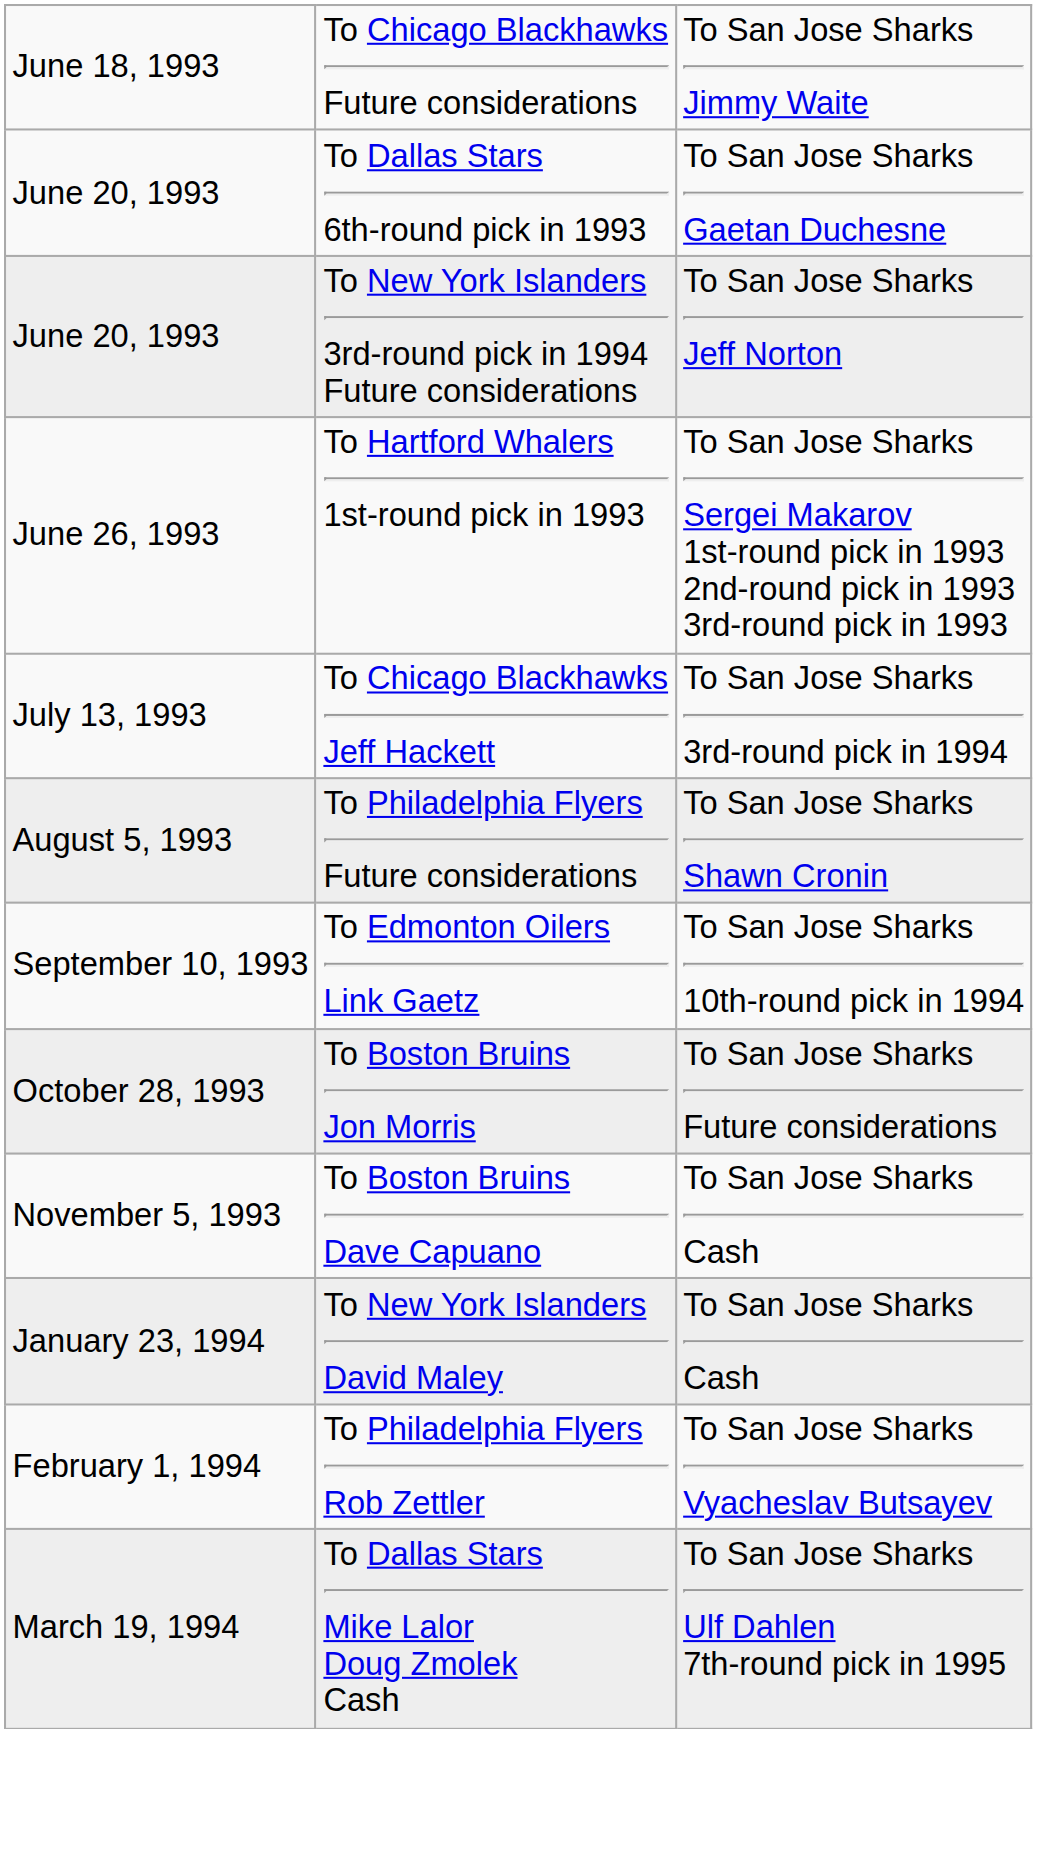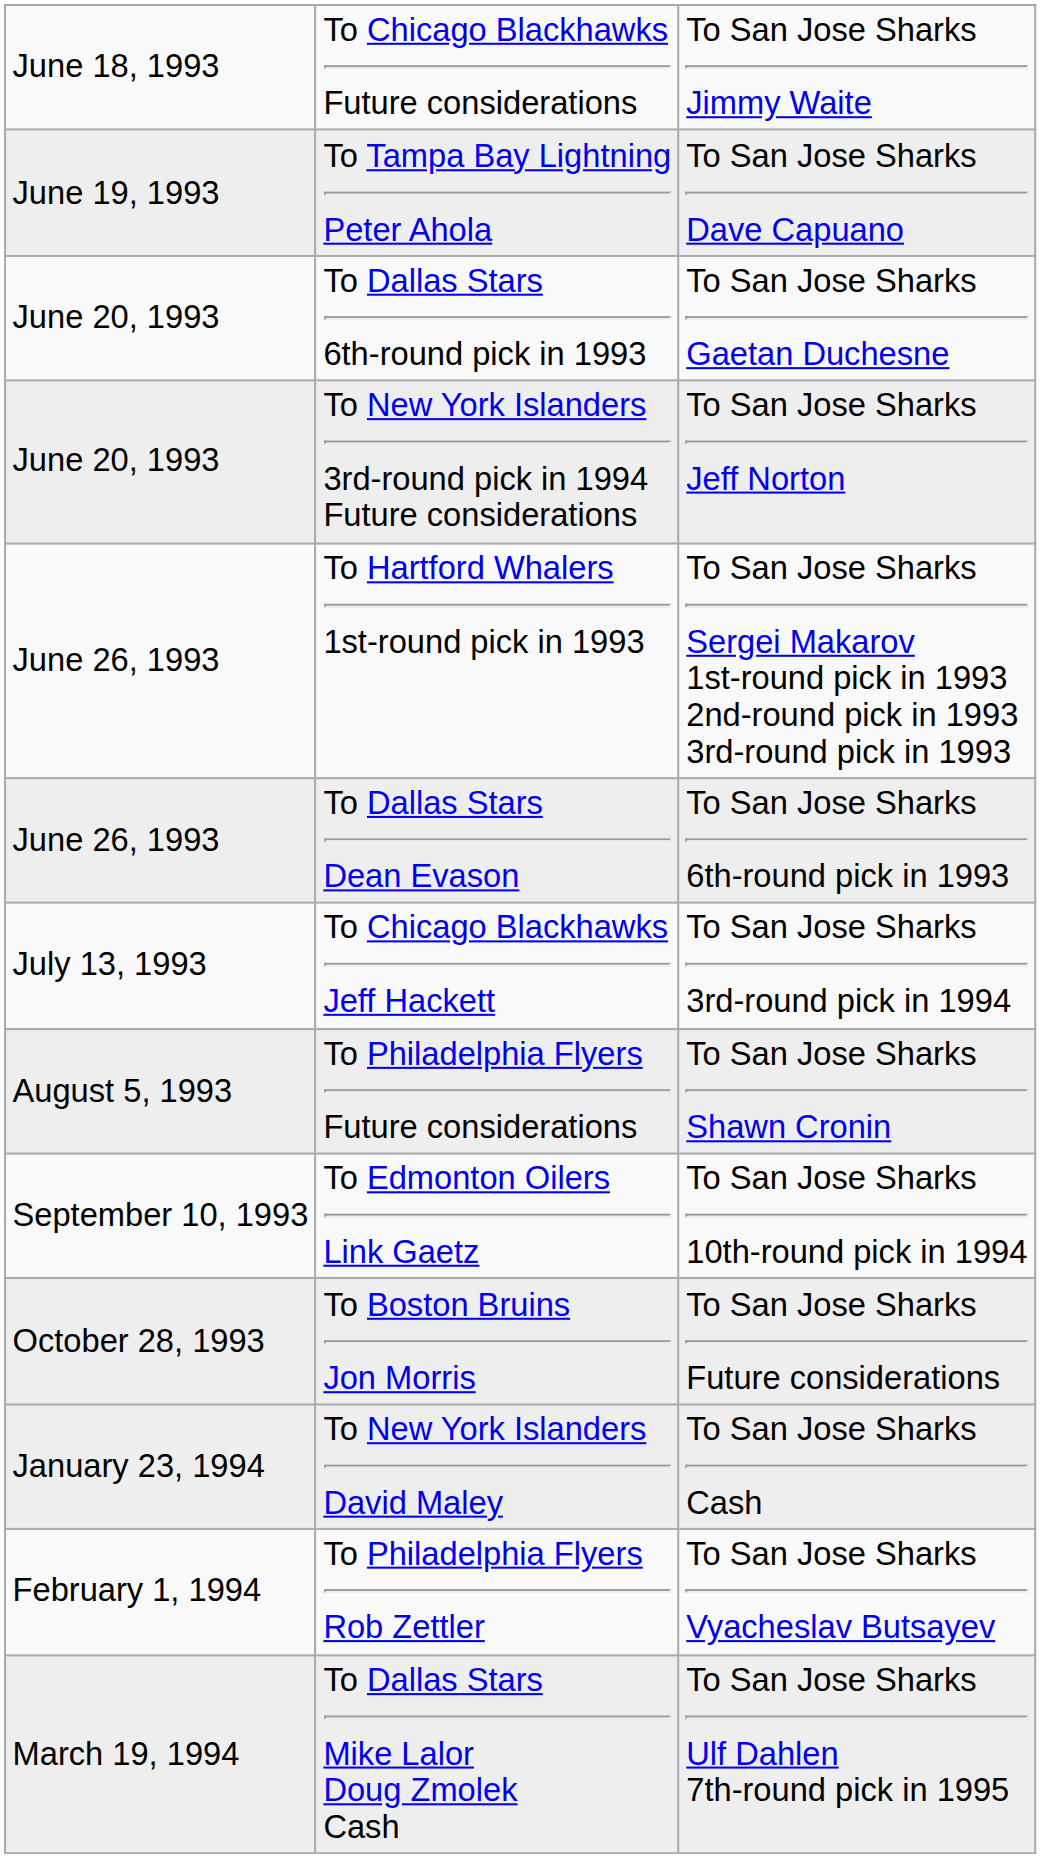+ row: (497, 192)
+ row: (497, 840)
- row: (496, 1215)
